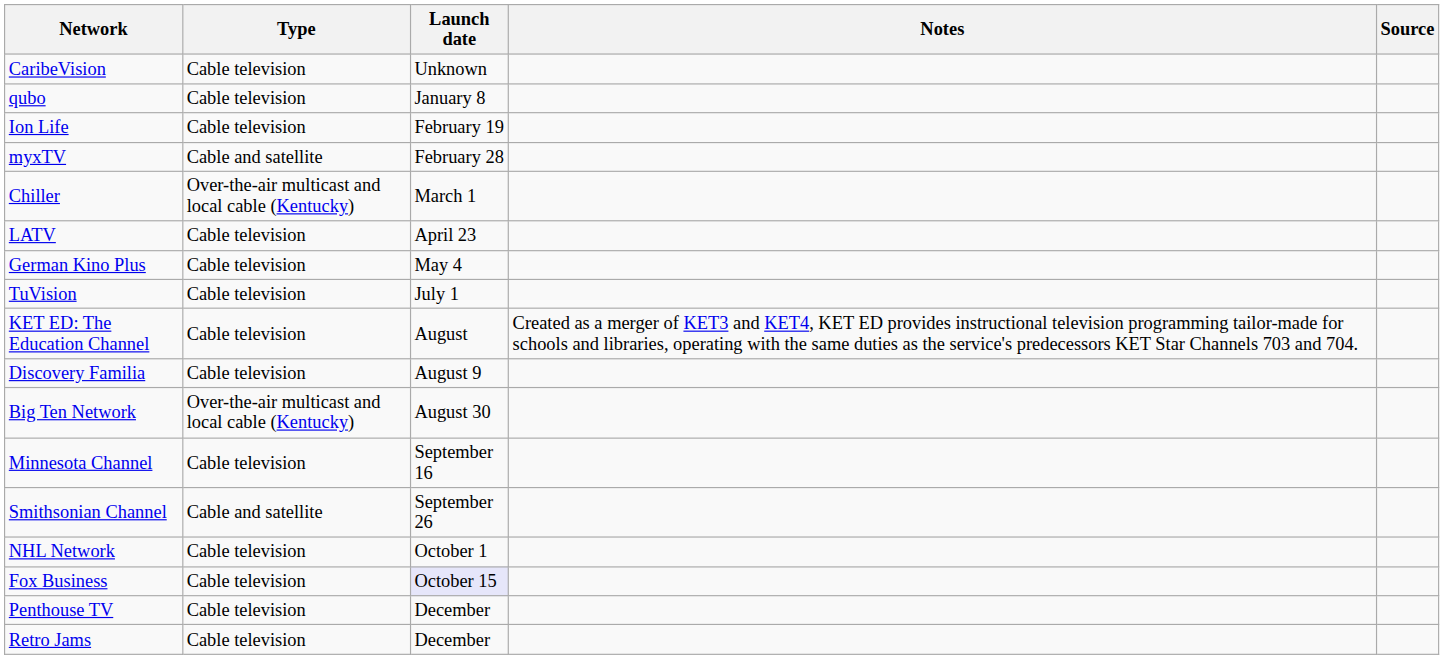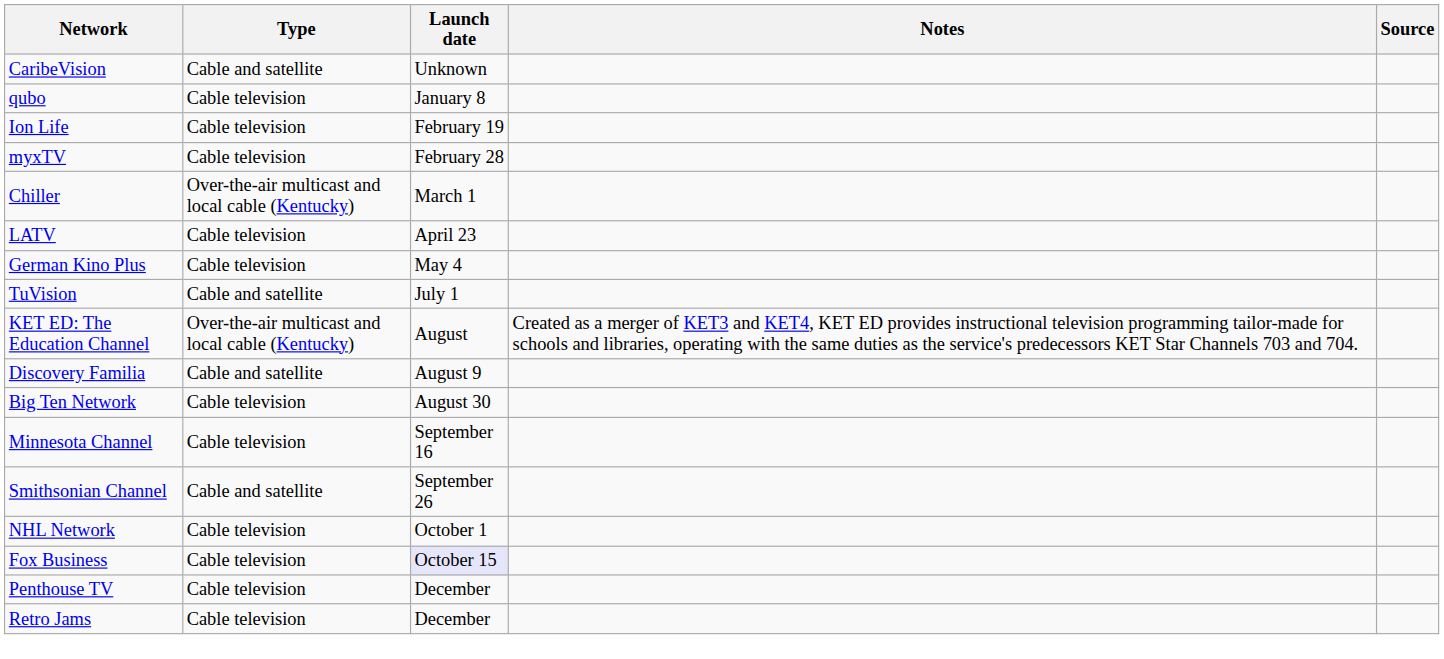(246, 68) Cable television -> (255, 68) Cable and satellite
(255, 156) Cable and satellite -> (246, 156) Cable television
(246, 293) Cable television -> (255, 293) Cable and satellite
(246, 333) Cable television -> (284, 333) Over-the-air multicast and local cable (Kentucky)
(246, 373) Cable television -> (255, 373) Cable and satellite
(284, 412) Over-the-air multicast and local cable (Kentucky) -> (246, 402) Cable television
